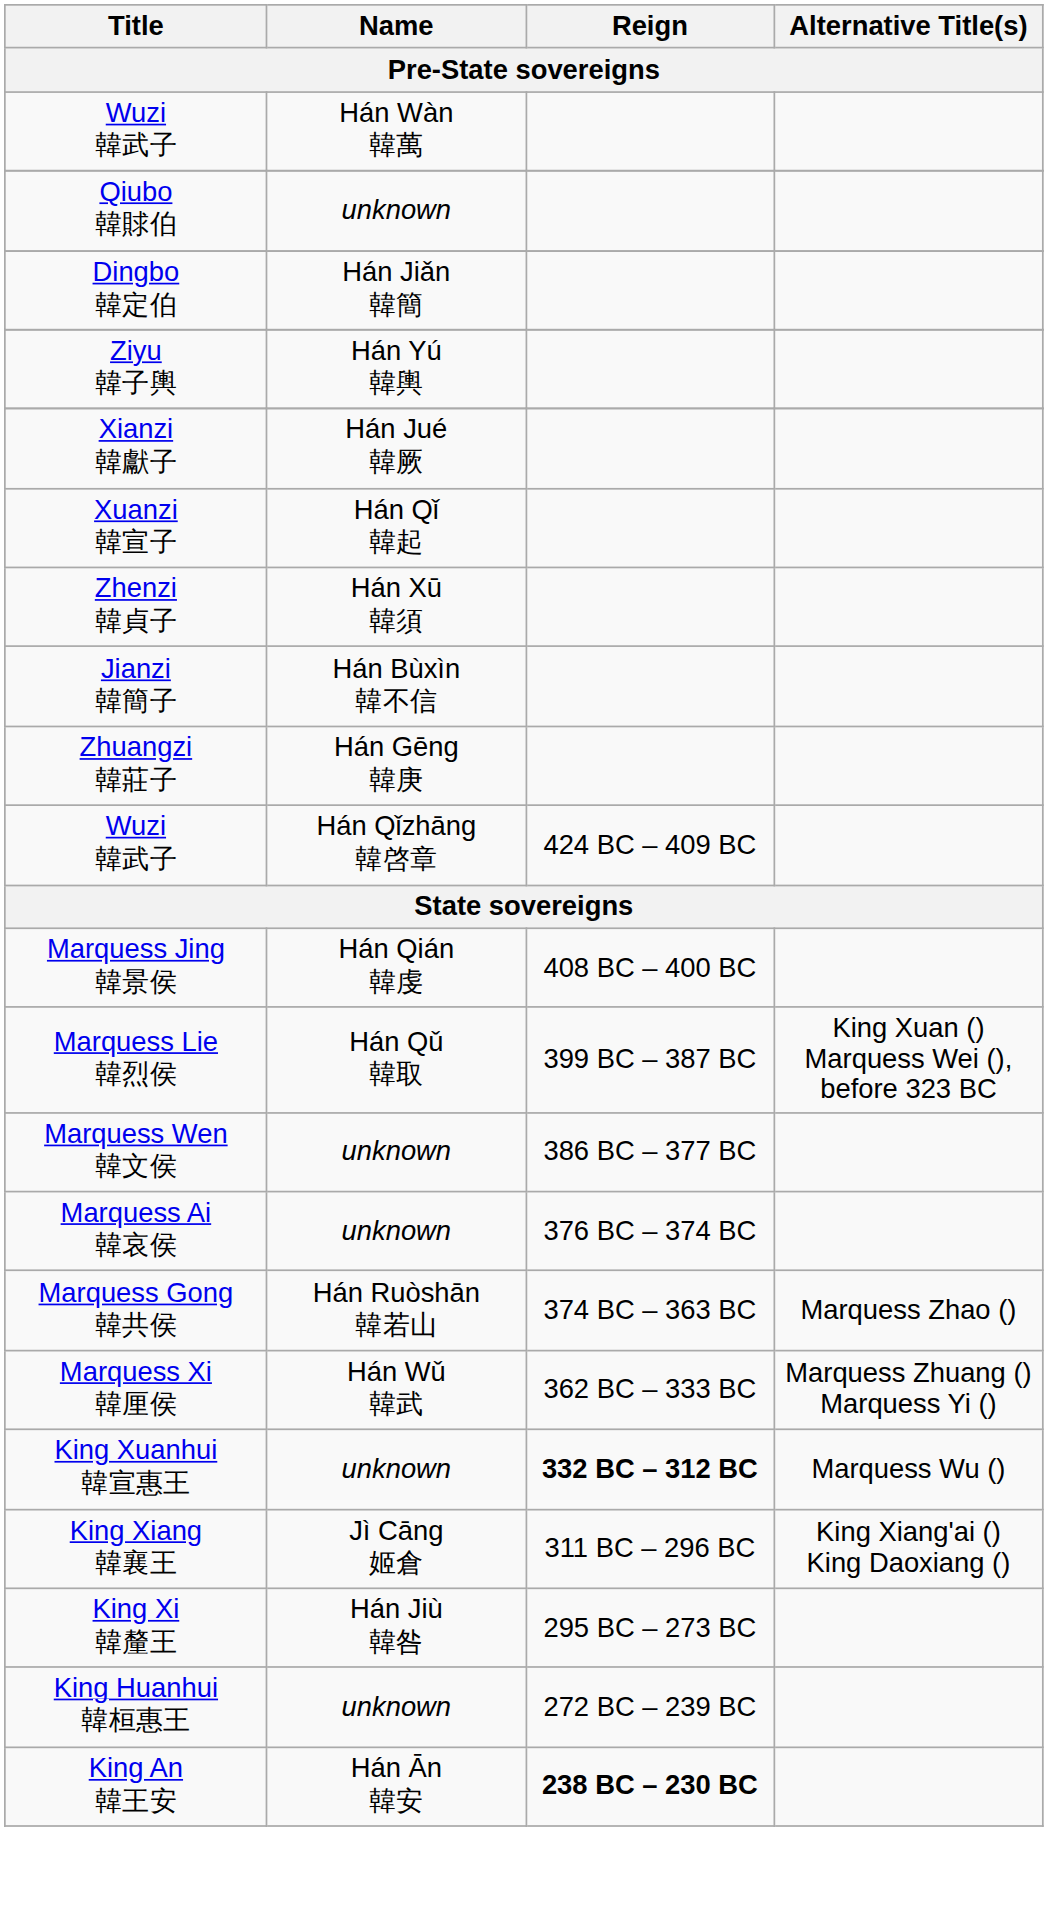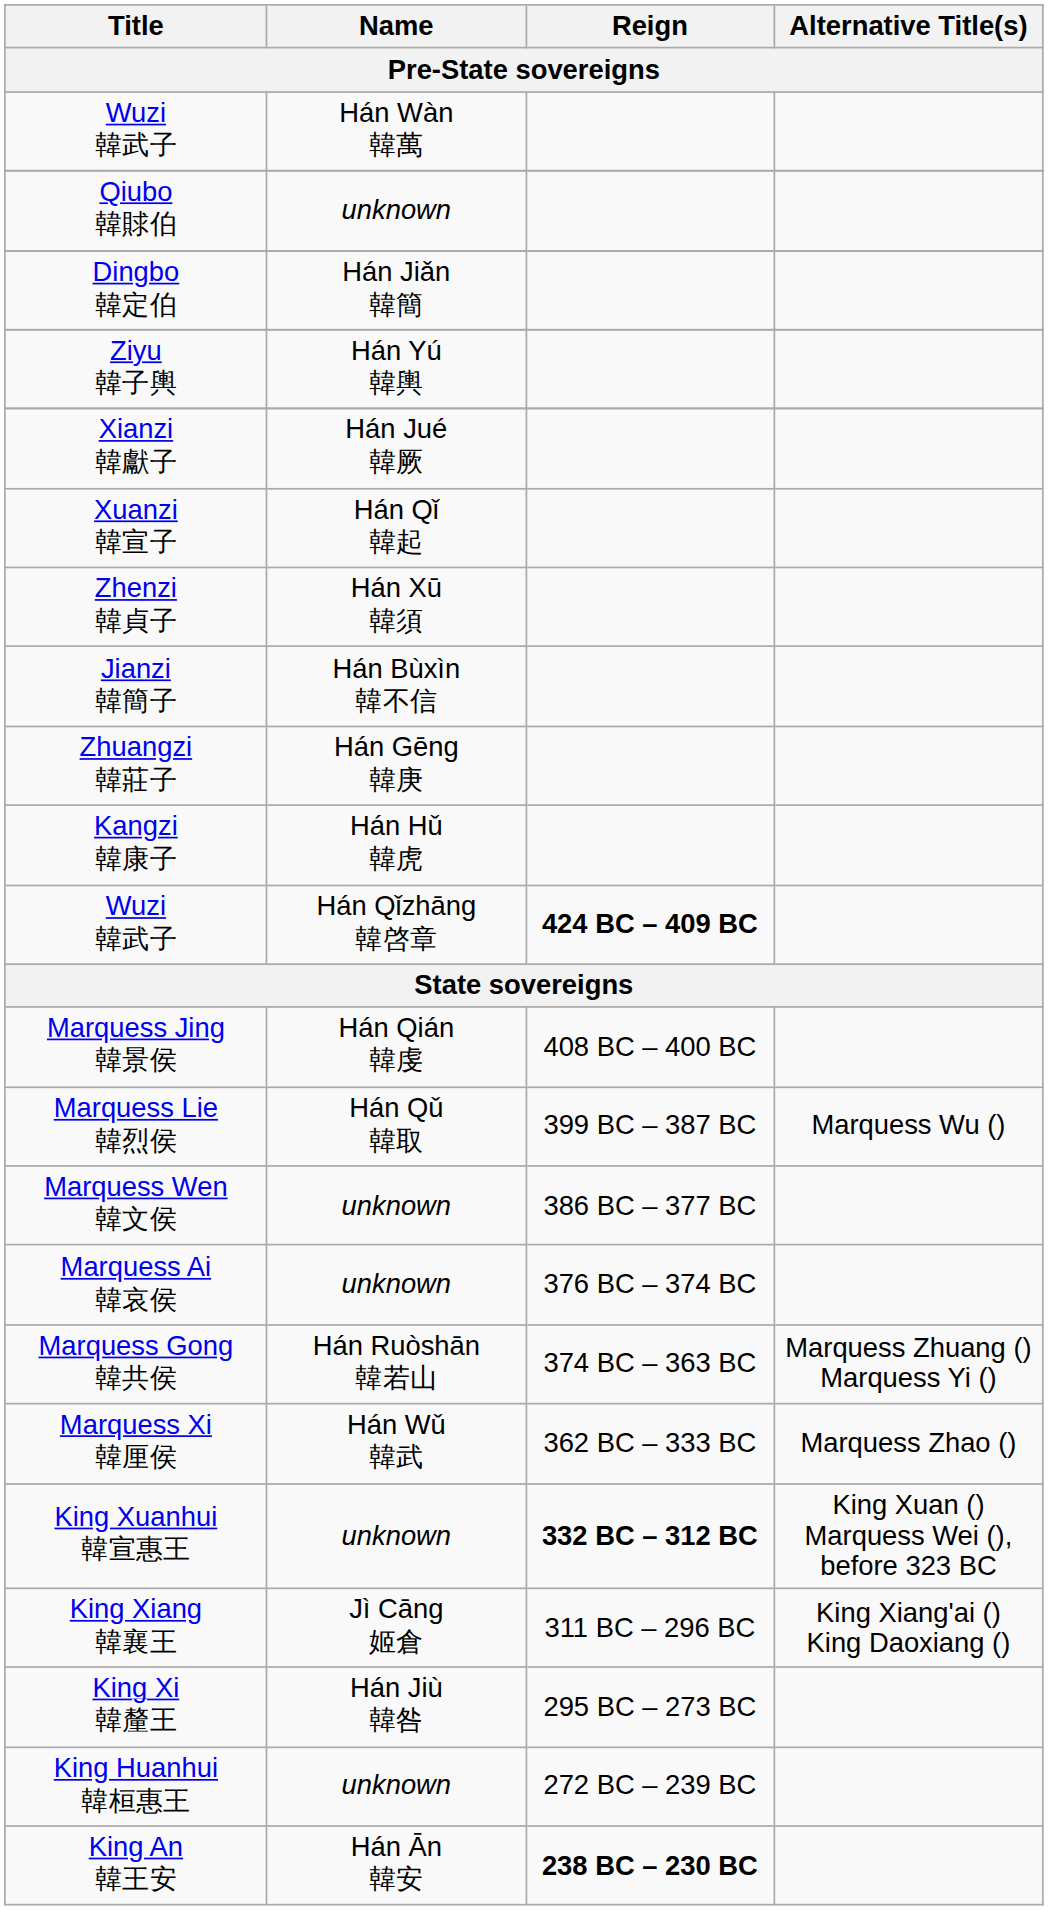+ row: (136, 842)
(650, 844) normal -> (650, 923) bold
(908, 1059) King Xuan () Marquess Wei (), before 323 BC -> (908, 1125) Marquess Wu ()
(908, 1310) Marquess Zhao () -> (908, 1363) Marquess Zhuang () Marquess Yi ()
(908, 1389) Marquess Zhuang () Marquess Yi () -> (908, 1443) Marquess Zhao ()
(908, 1468) Marquess Wu () -> (908, 1535) King Xuan () Marquess Wei (), before 323 BC
